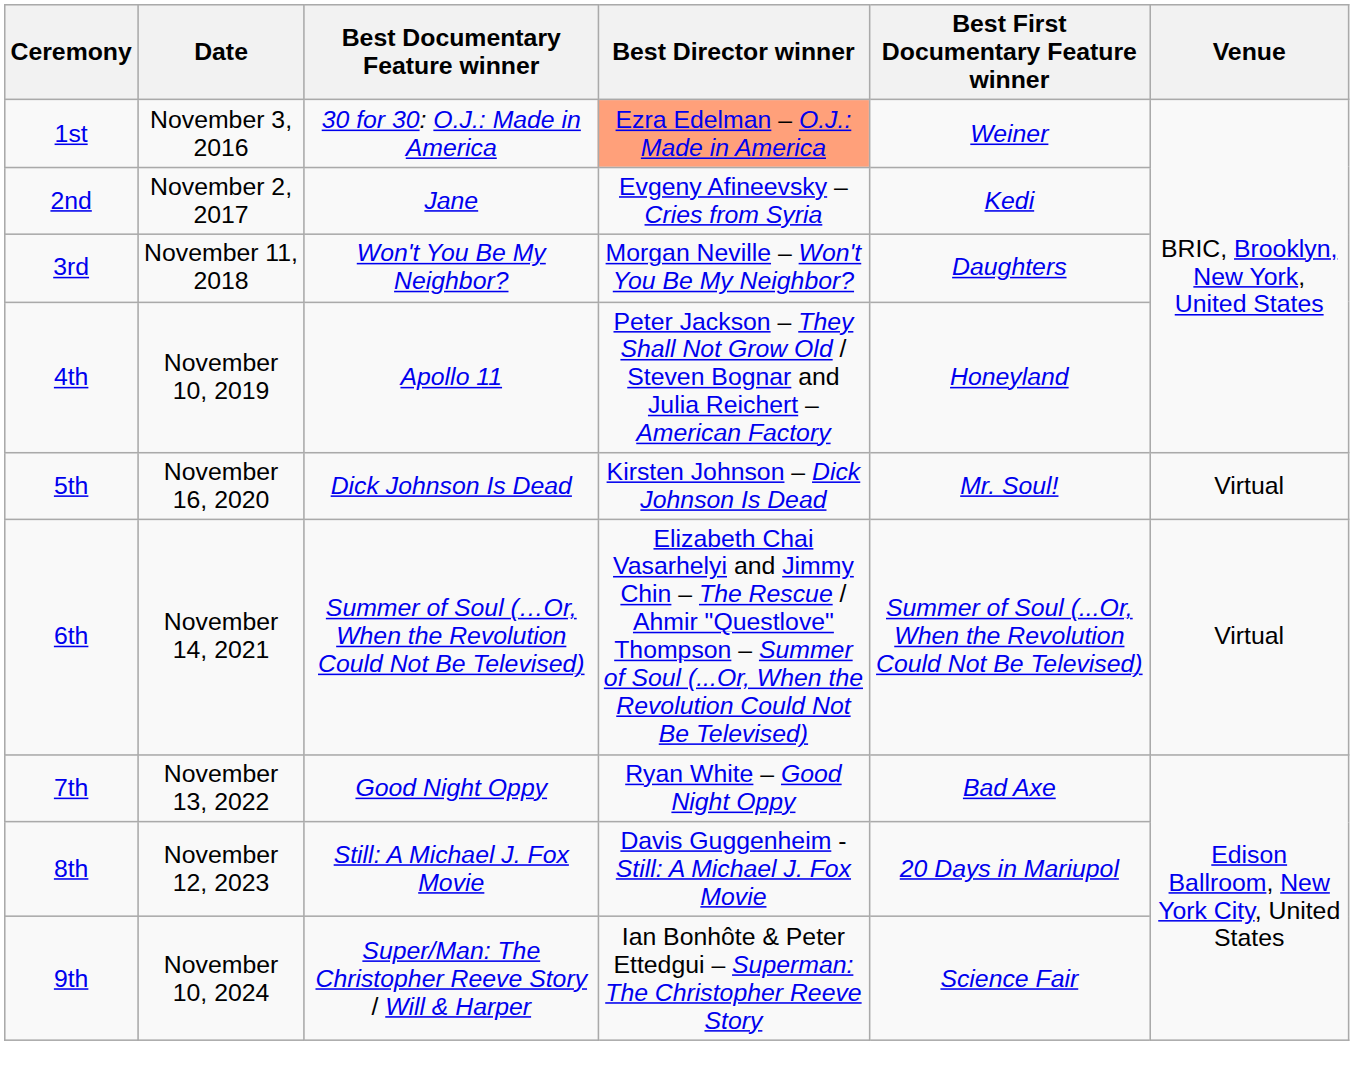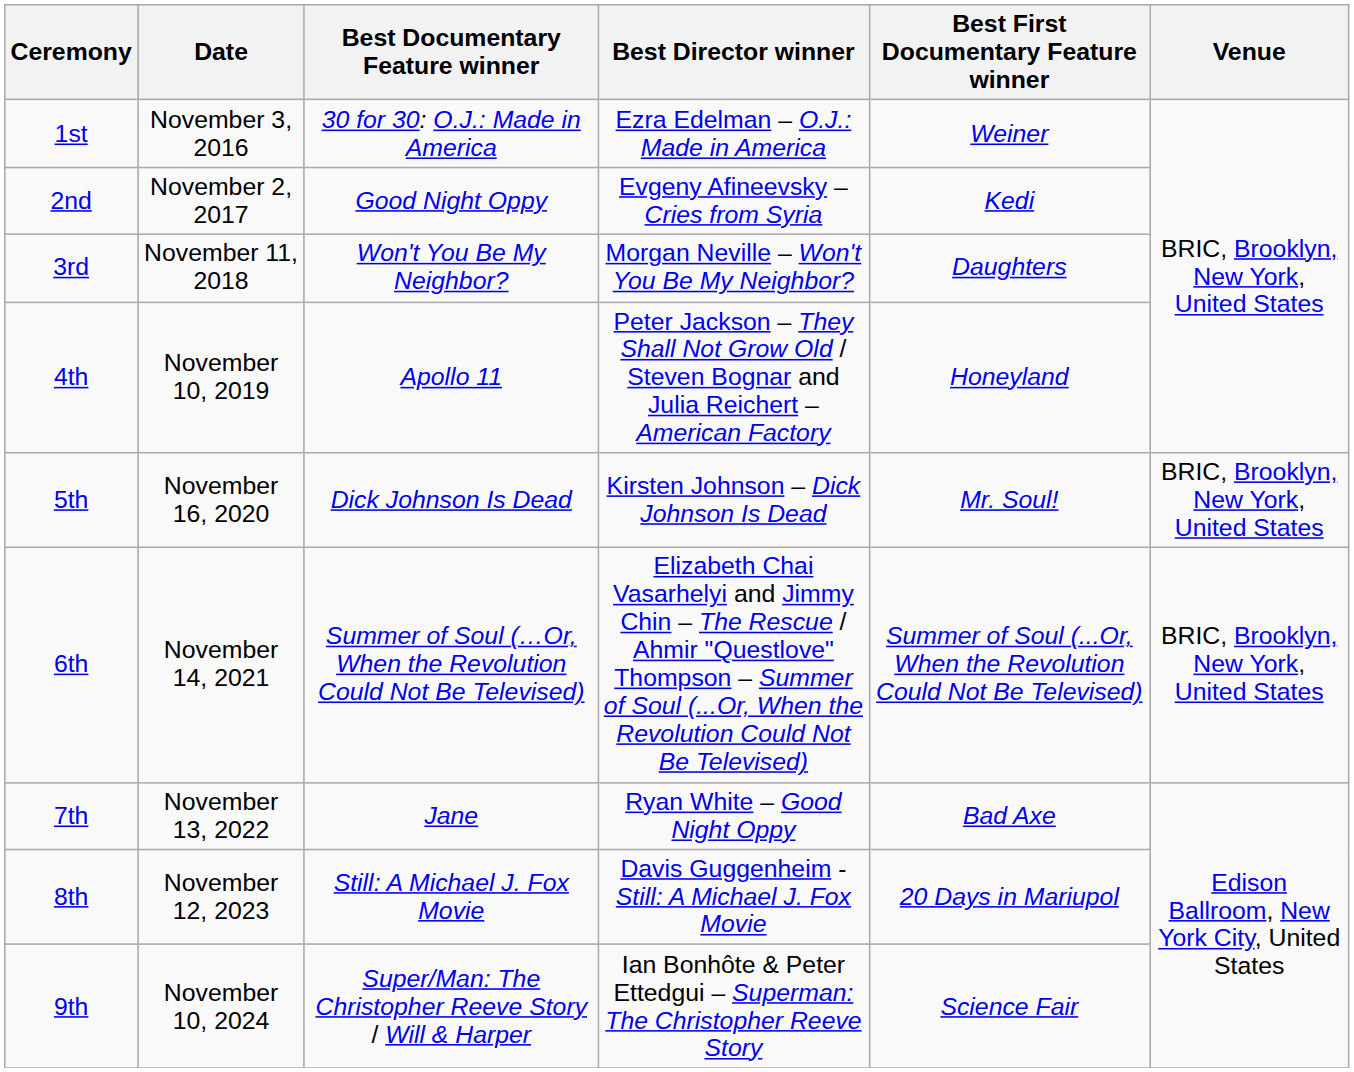(733, 133) lightsalmon background -> (733, 133) no background
(451, 200) Jane -> (451, 200) Good Night Oppy
(1249, 485) Virtual -> (1249, 499) BRIC, Brooklyn, New York, United States
(1249, 636) Virtual -> (1249, 664) BRIC, Brooklyn, New York, United States
(451, 787) Good Night Oppy -> (451, 815) Jane
